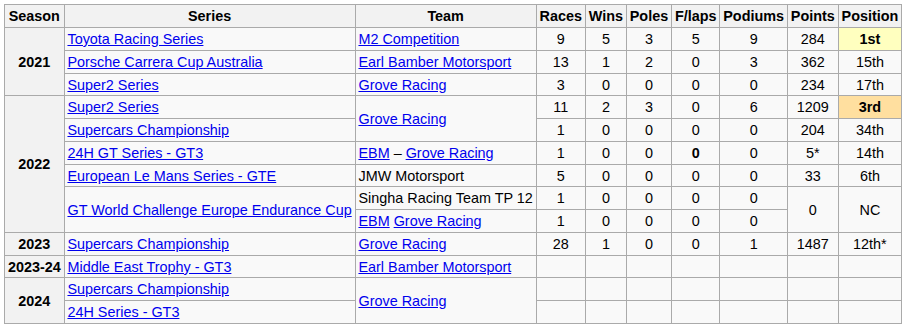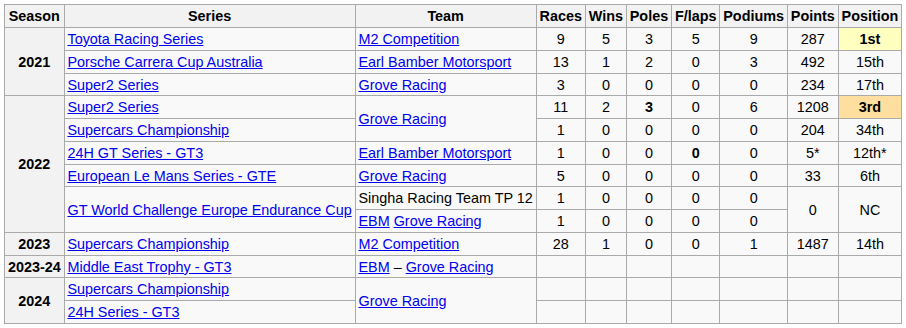(813, 39) 284 -> (813, 39) 287
(813, 62) 362 -> (813, 62) 492
(649, 107) normal -> (649, 107) bold
(813, 107) 1209 -> (813, 107) 1208
(426, 153) EBM – Grove Racing -> (435, 153) Earl Bamber Motorsport
(870, 153) 14th -> (870, 153) 12th*
(411, 176) JMW Motorsport -> (402, 176) Grove Racing
(402, 244) Grove Racing -> (409, 244) M2 Competition
(870, 244) 12th* -> (870, 244) 14th
(435, 267) Earl Bamber Motorsport -> (426, 267) EBM – Grove Racing
